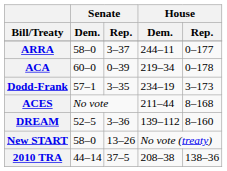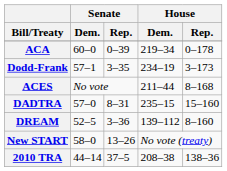- row: (37, 49)
+ row: (37, 103)
